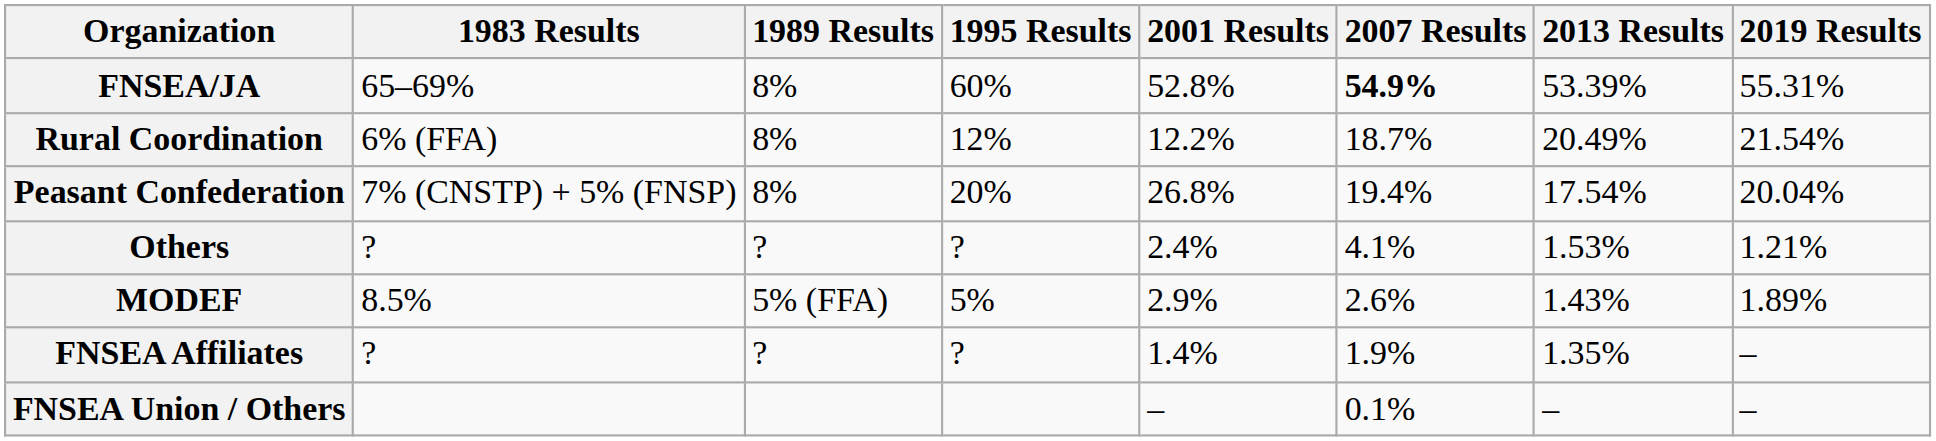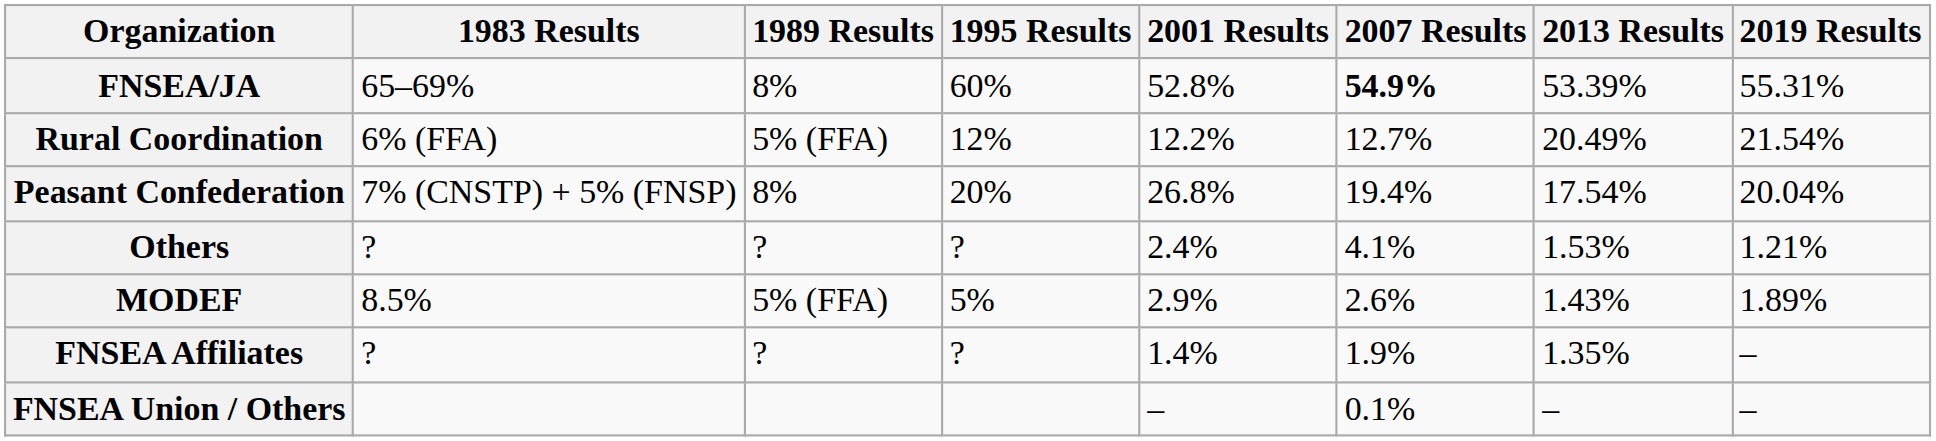(775, 138) 8% -> (820, 138) 5% (FFA)
(1388, 138) 18.7% -> (1388, 138) 12.7%
